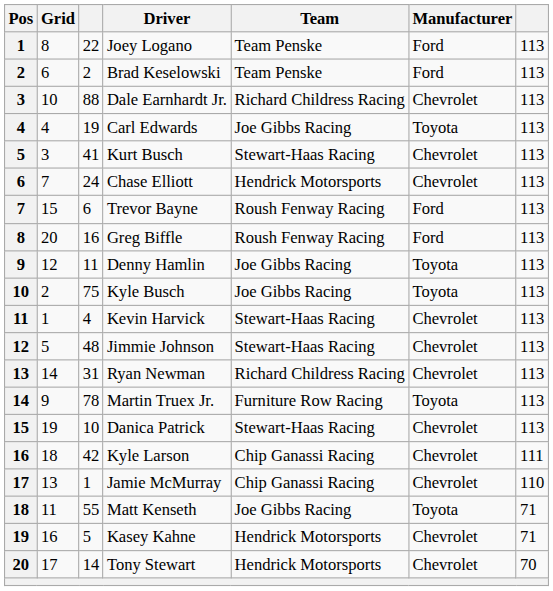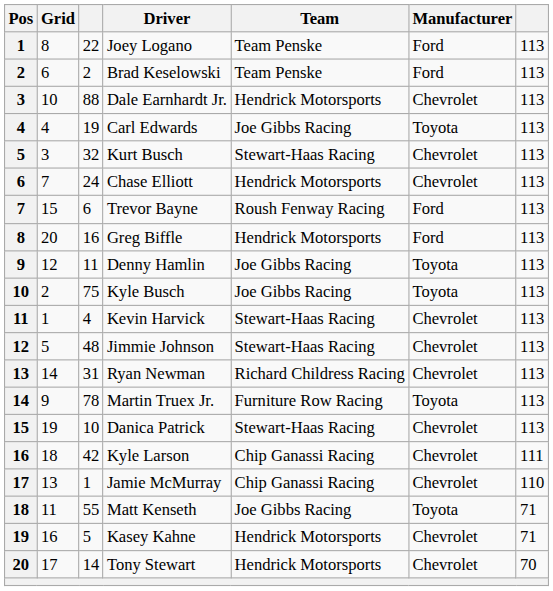(320, 100) Richard Childress Racing -> (308, 100) Hendrick Motorsports
(91, 154) 41 -> (91, 154) 32
(310, 236) Roush Fenway Racing -> (308, 236) Hendrick Motorsports
